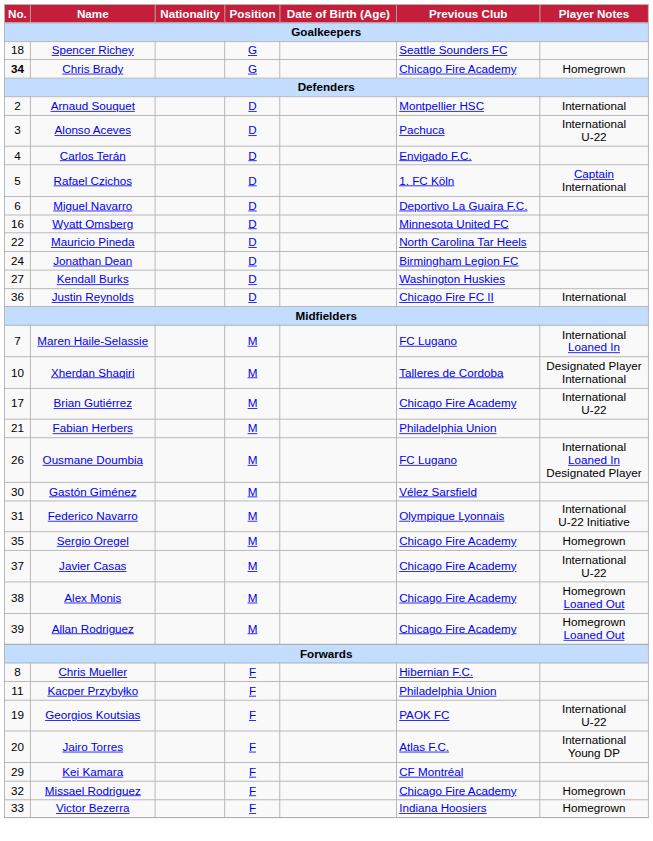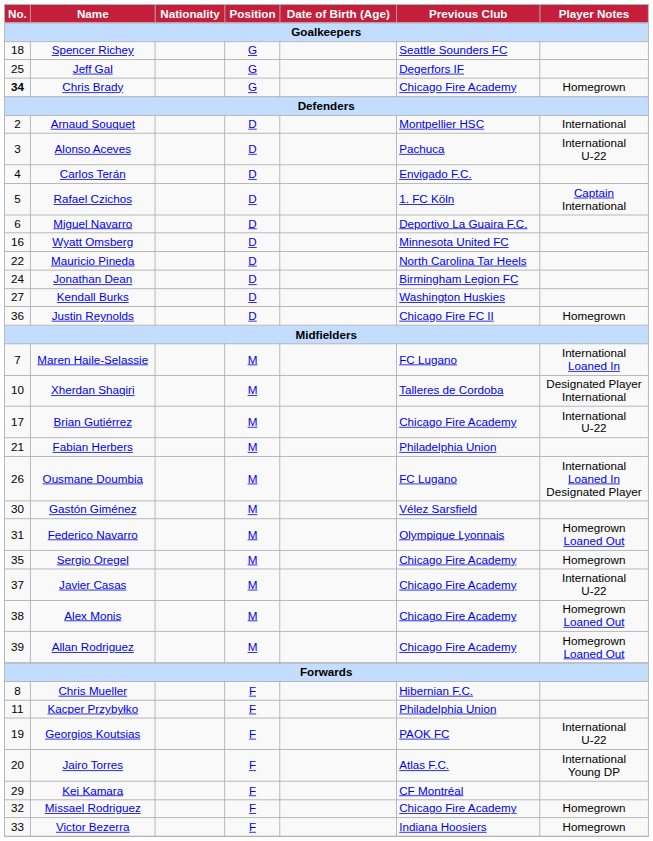+ row: (93, 69)
(594, 298) International -> (594, 316) Homegrown
(594, 517) International U-22 Initiative -> (594, 535) Homegrown Loaned Out
